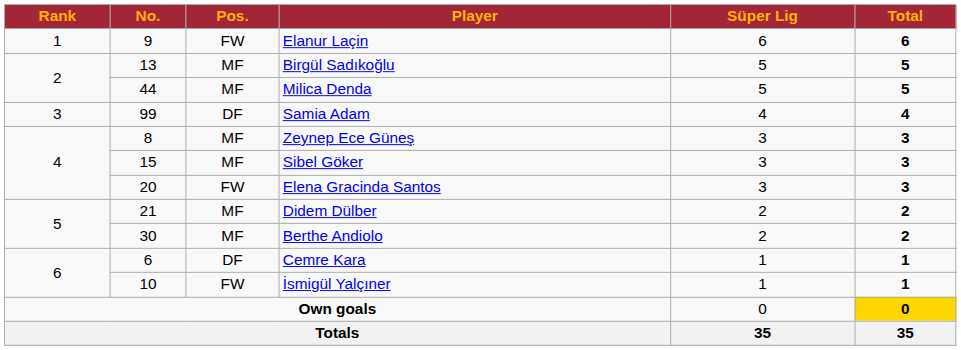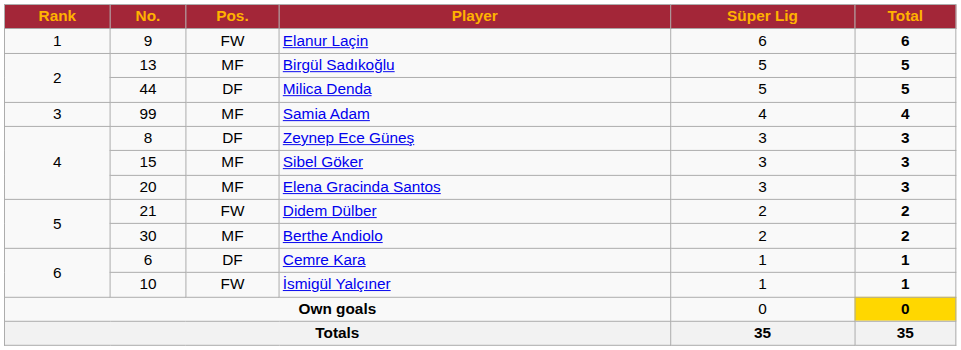(232, 89) MF -> (232, 89) DF
(232, 114) DF -> (232, 114) MF
(232, 138) MF -> (232, 138) DF
(232, 187) FW -> (232, 187) MF
(232, 211) MF -> (232, 211) FW
